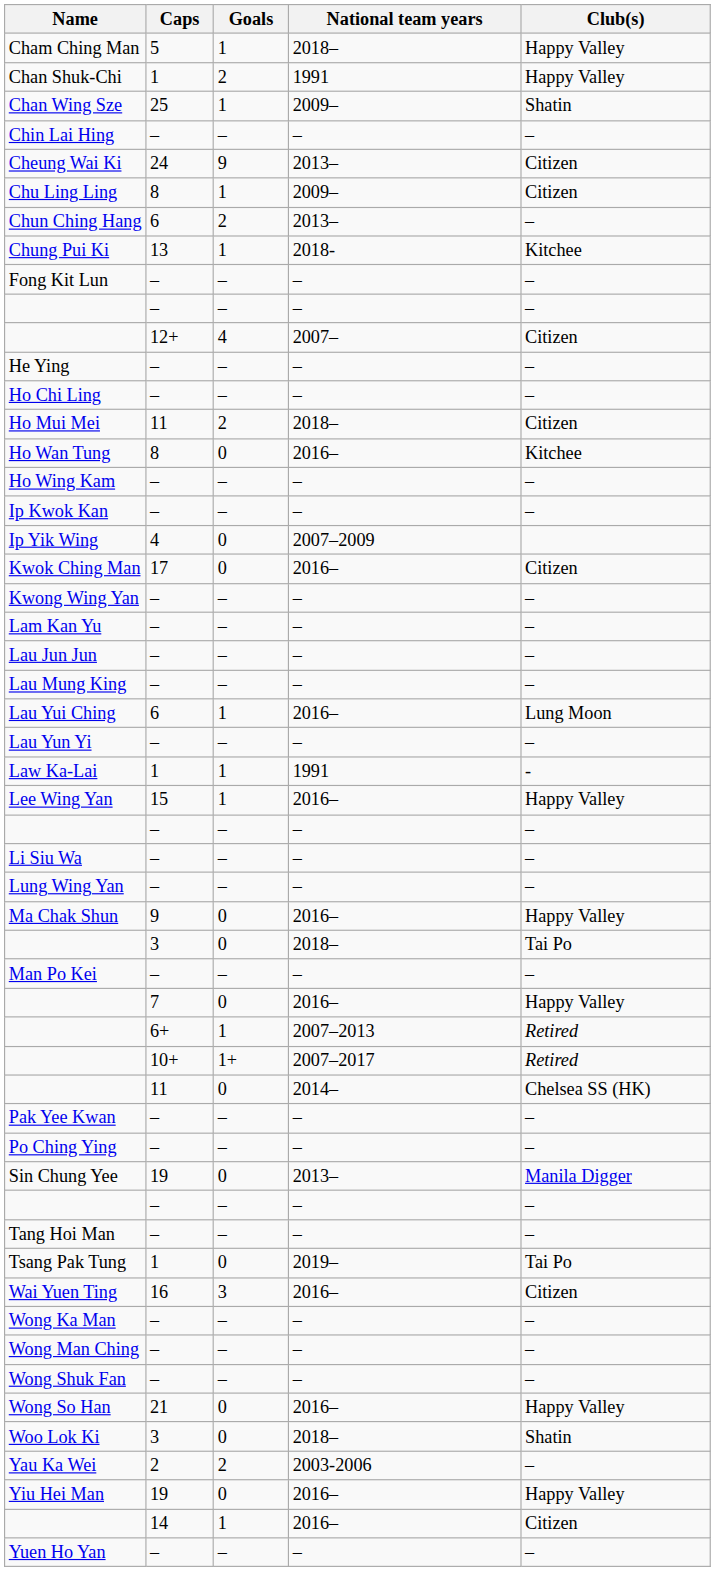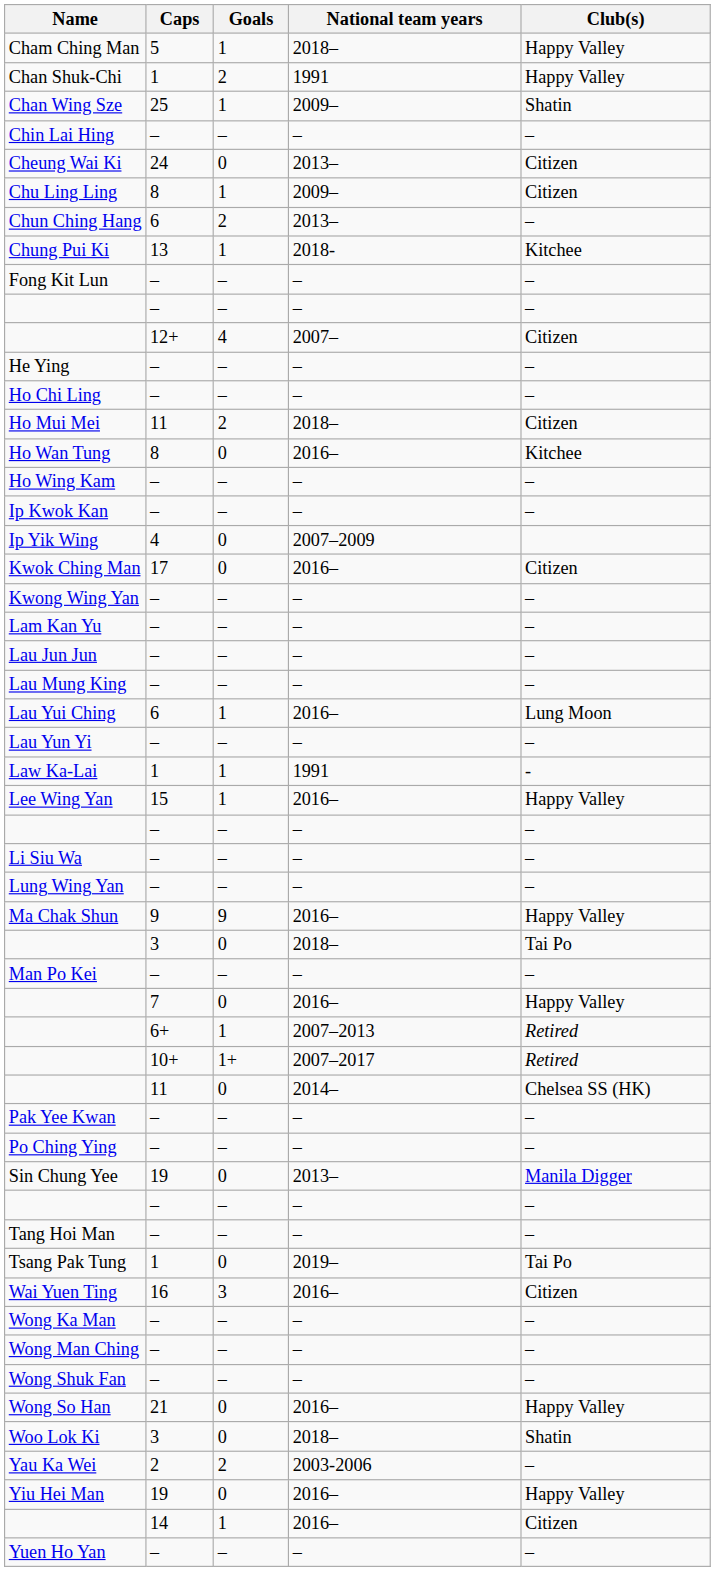(222, 163) 9 -> (222, 163) 0
(222, 915) 0 -> (222, 915) 9
